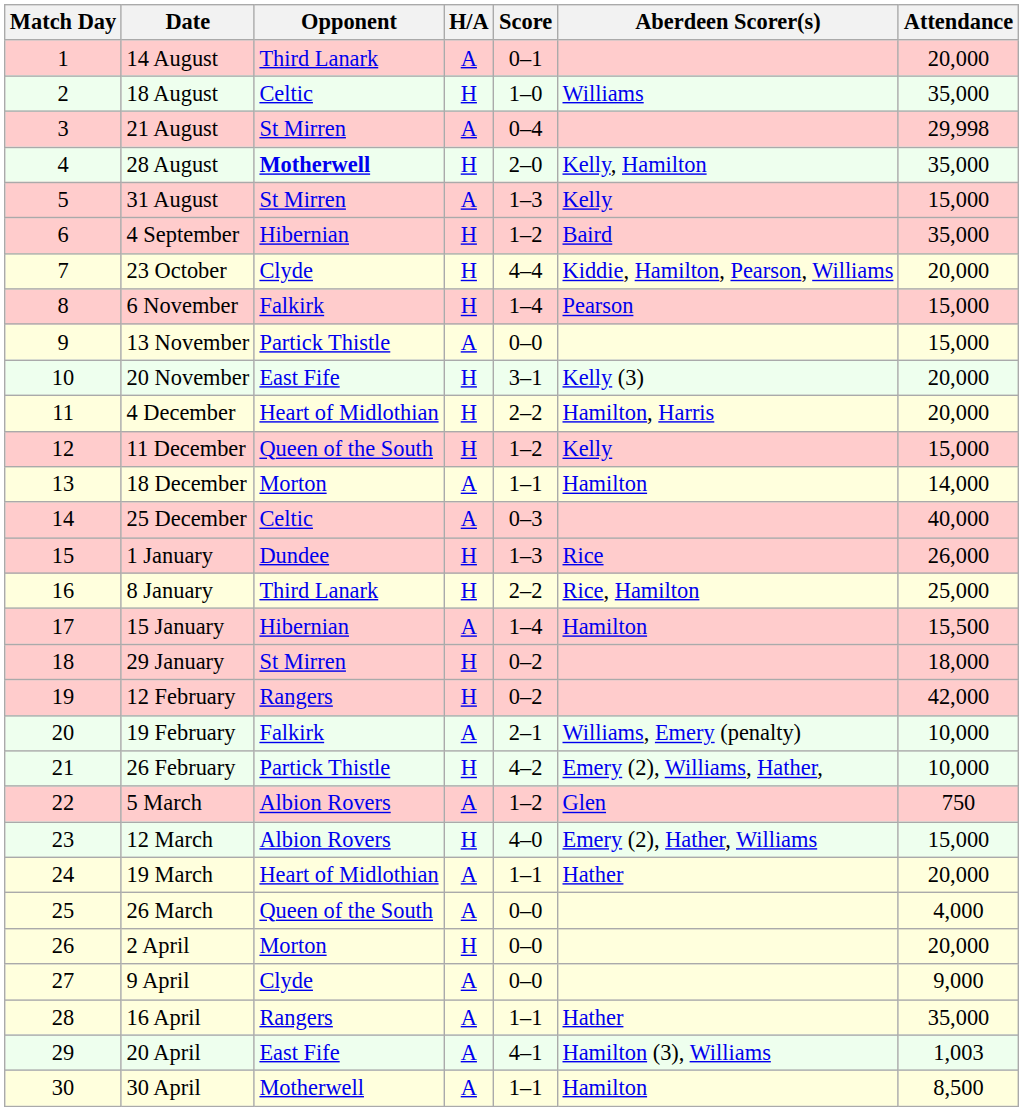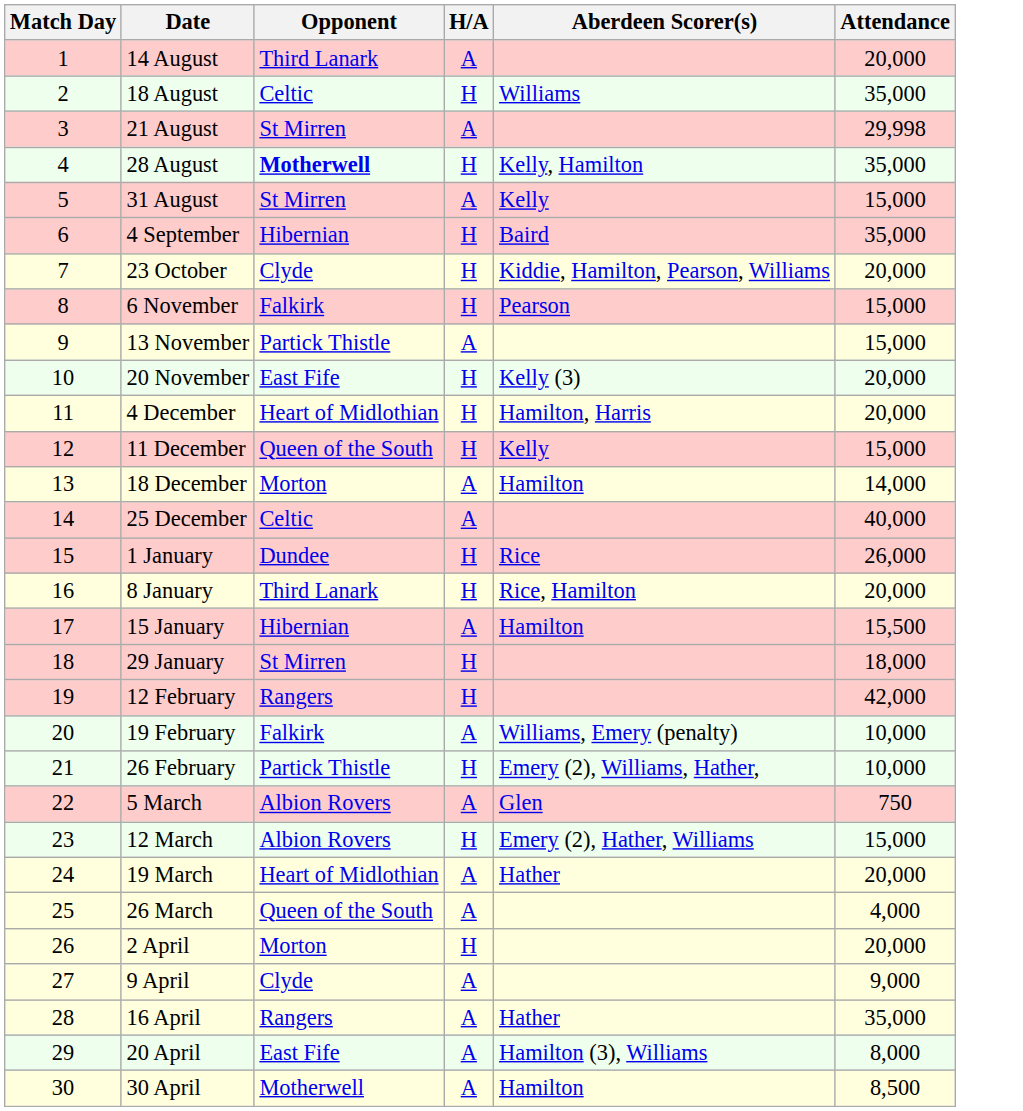- column: (526, 22)
(958, 590) 25,000 -> (895, 590) 20,000
(958, 1052) 1,003 -> (895, 1052) 8,000
